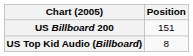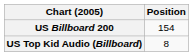(166, 28) 151 -> (166, 28) 154
